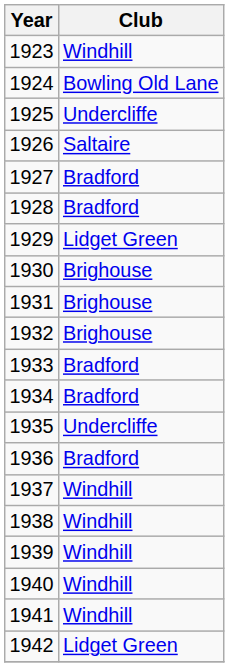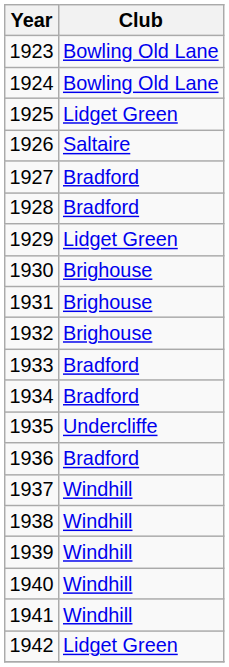(98, 51) Windhill -> (141, 51) Bowling Old Lane
(110, 114) Undercliffe -> (120, 114) Lidget Green
